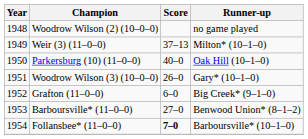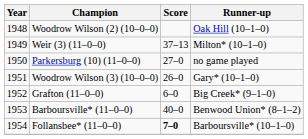(226, 28) no game played -> (231, 28) Oak Hill (10–1–0)
(173, 61) 40–0 -> (173, 61) 27–0
(231, 61) Oak Hill (10–1–0) -> (226, 61) no game played
(173, 110) 27–0 -> (173, 110) 40–0
